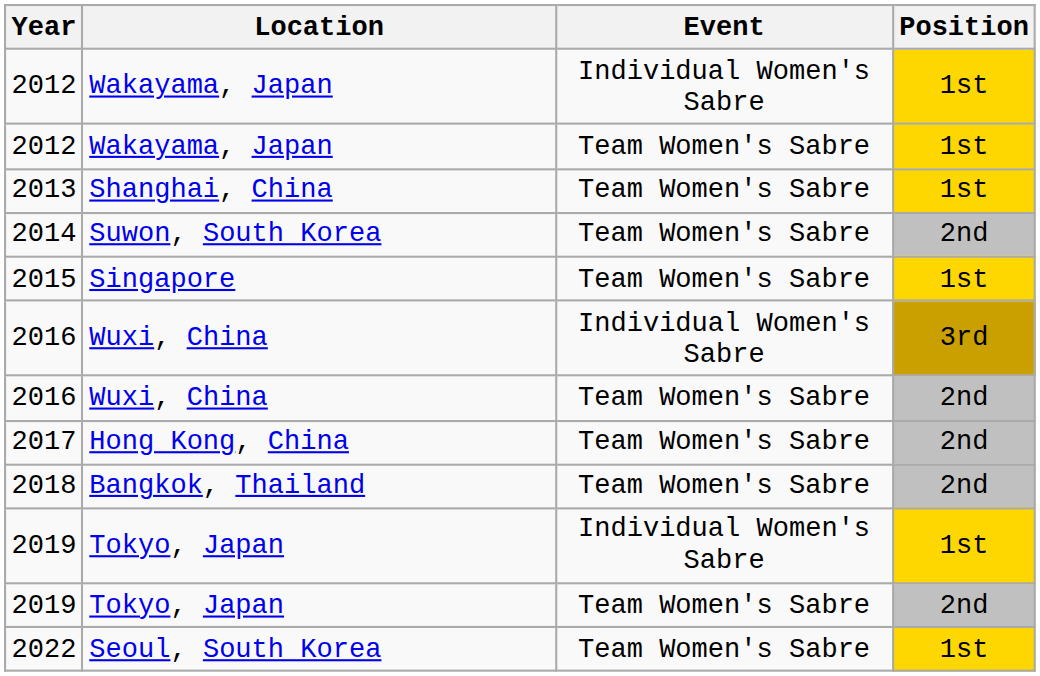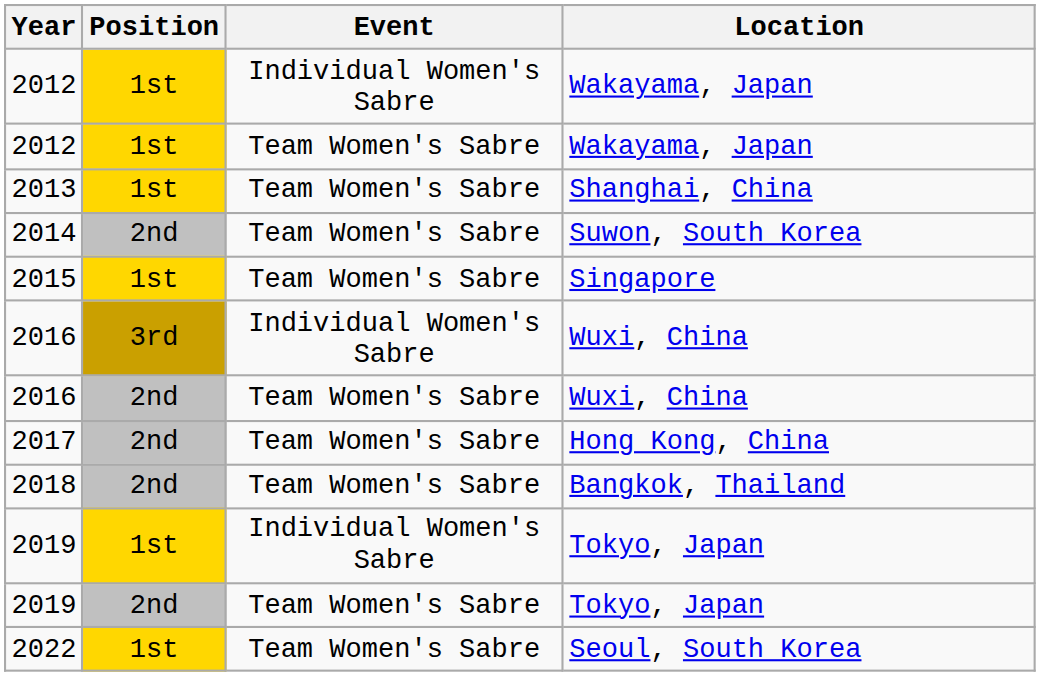columns swapped: (319, 27) <-> (964, 27)
